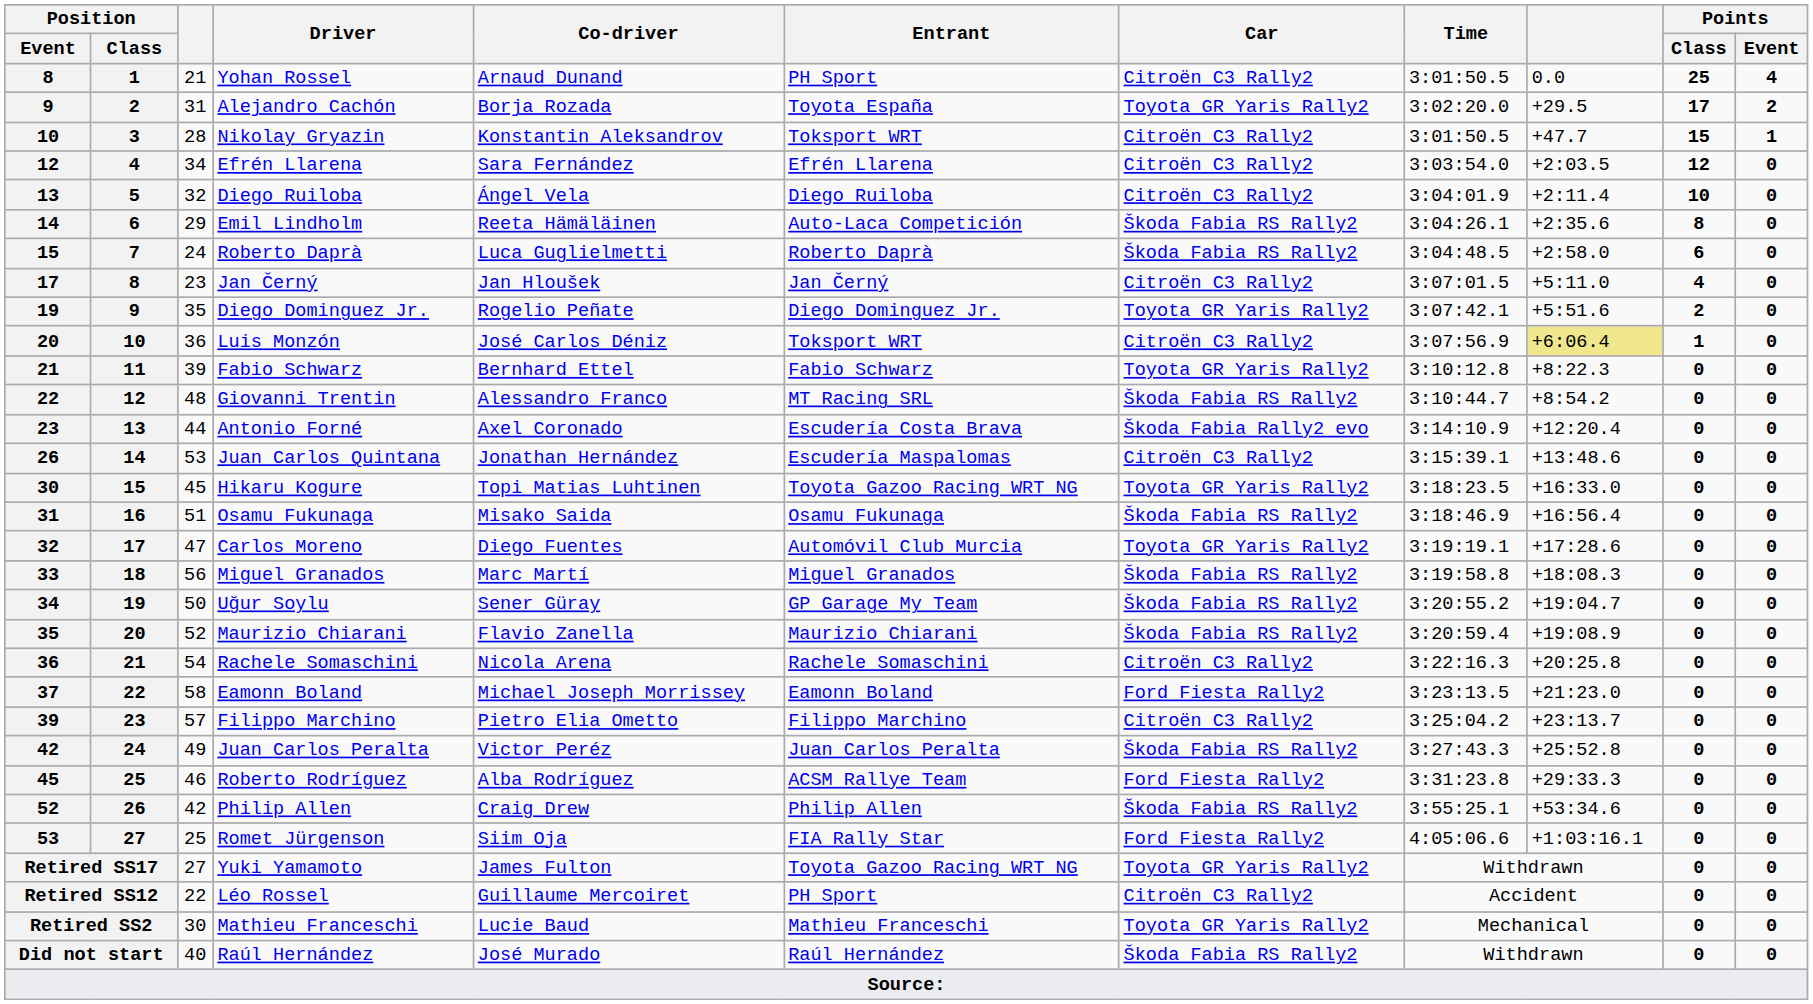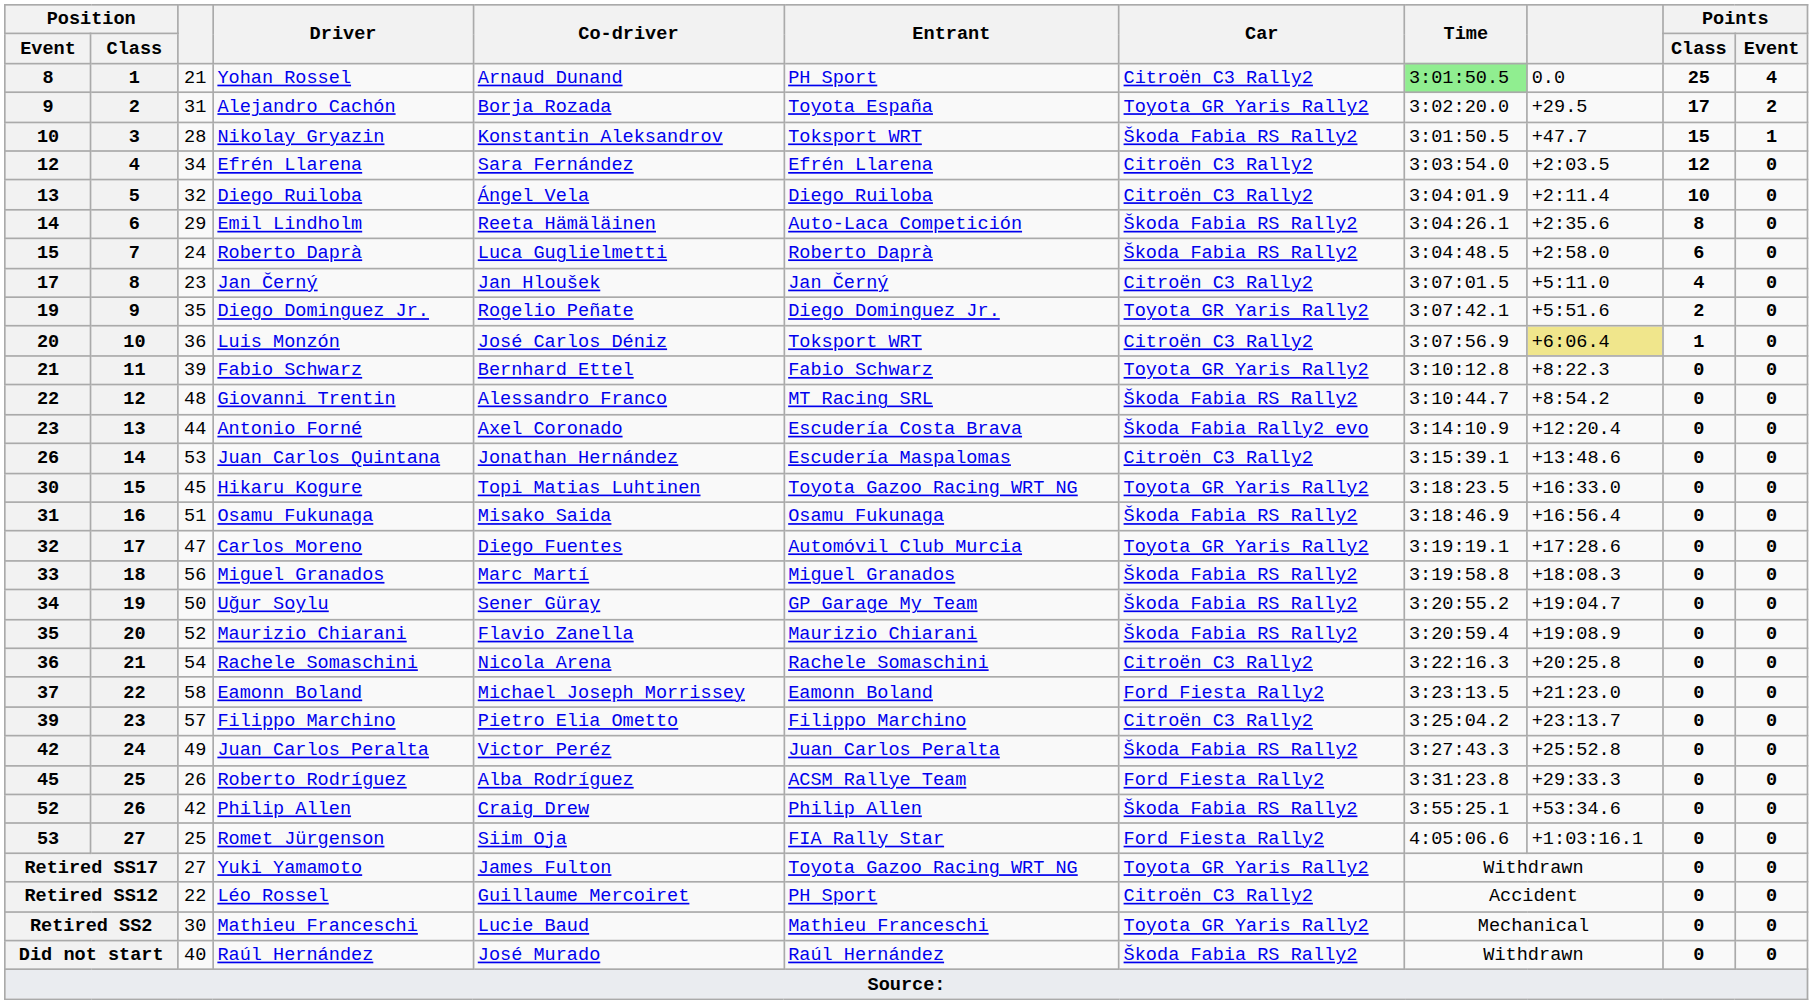(1459, 78) no background -> (1459, 78) lightgreen background
(1218, 136) Citroën C3 Rally2 -> (1241, 136) Škoda Fabia RS Rally2
(195, 780) 46 -> (195, 780) 26
